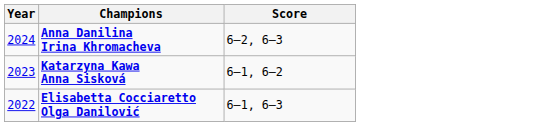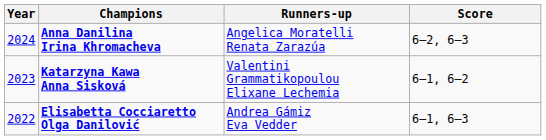+ column: (317, 14)
